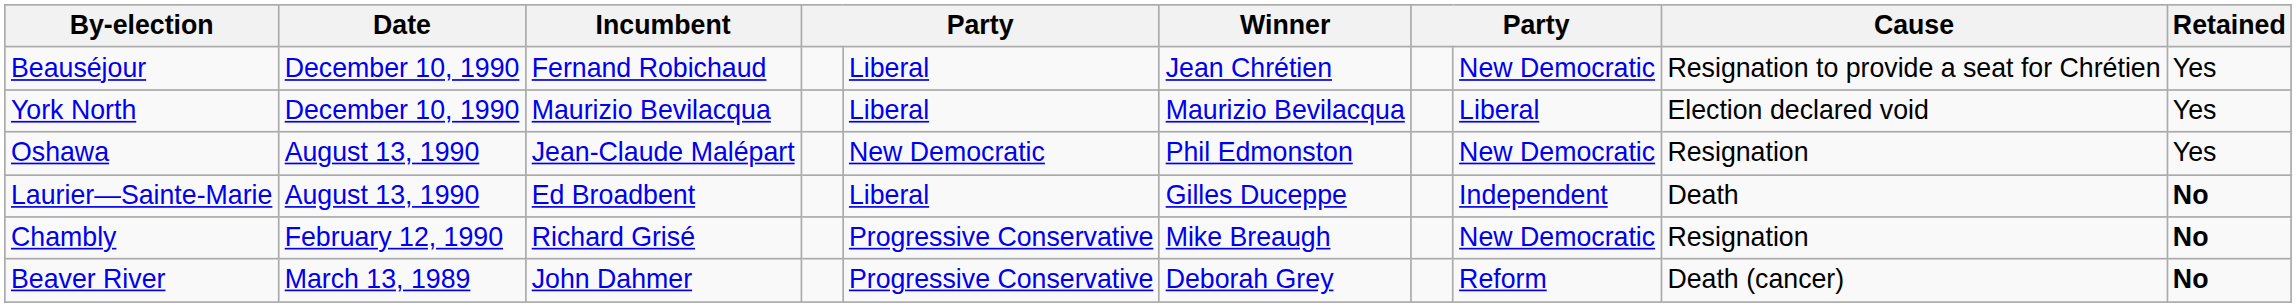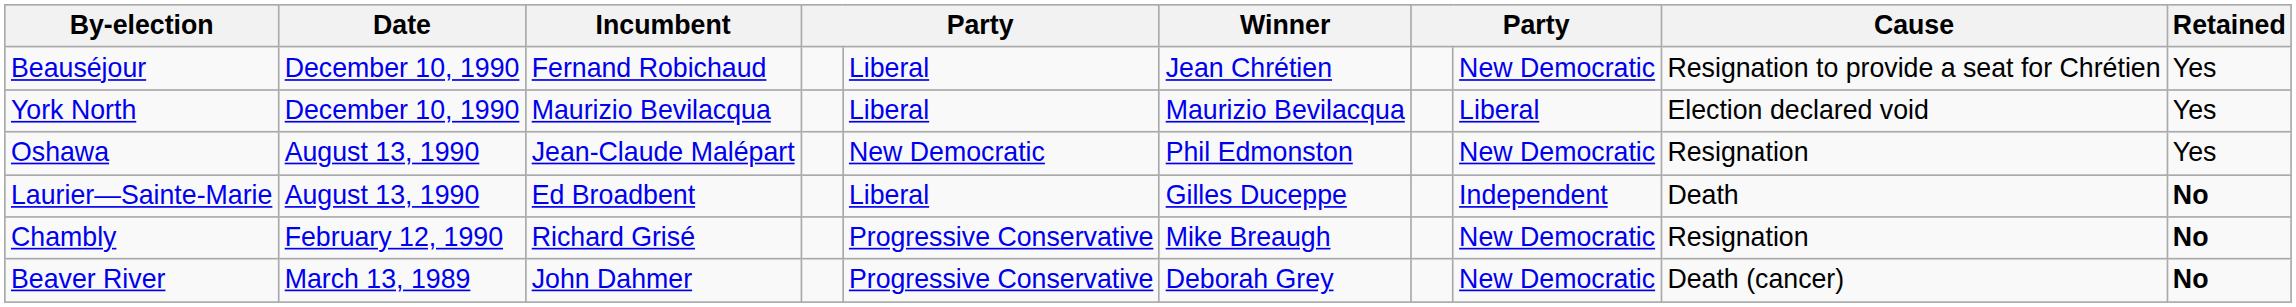(1503, 279) Reform -> (1557, 279) New Democratic
